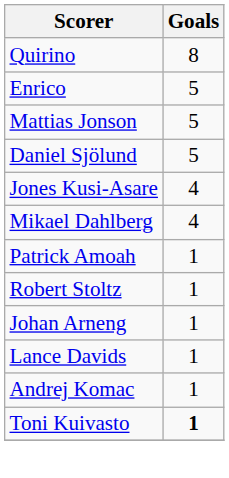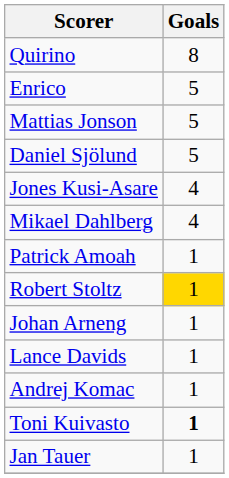(193, 289) no background -> (193, 289) gold background
+ row: (50, 456)
